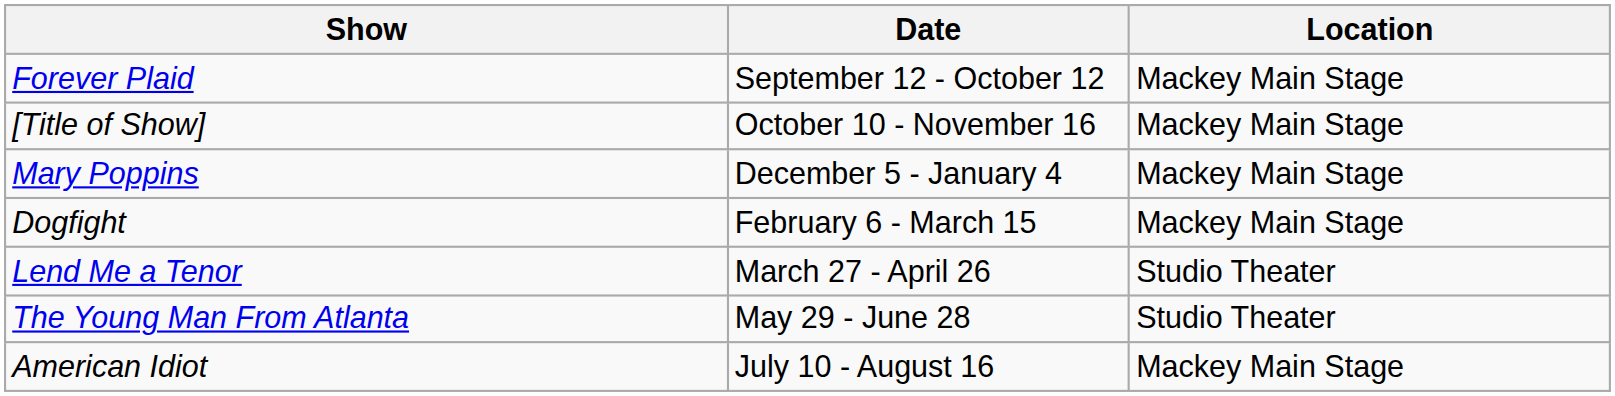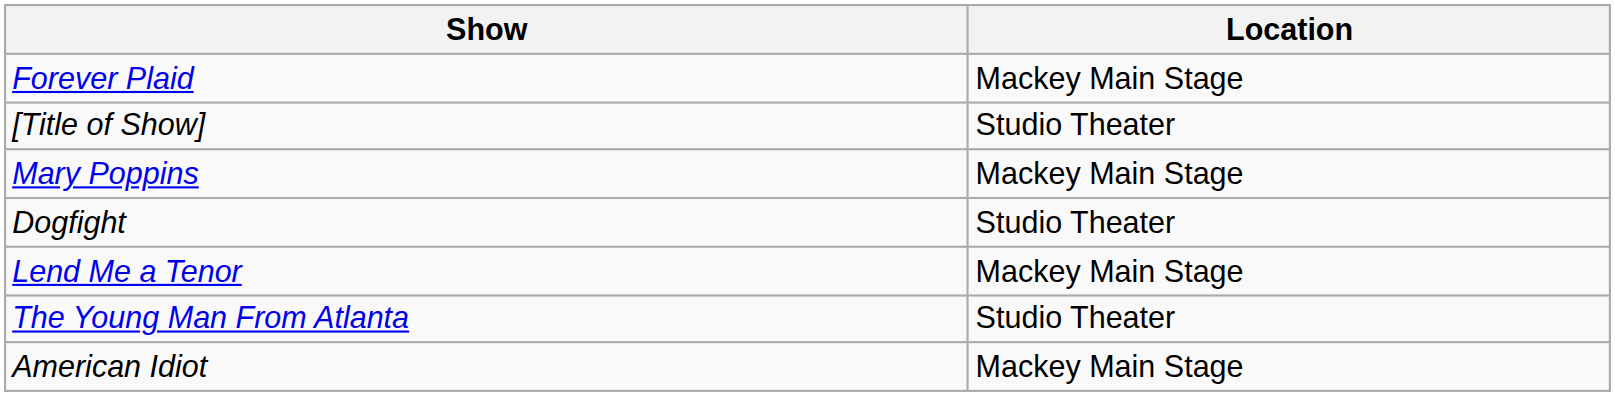- column: (928, 30)
(1270, 126) Mackey Main Stage -> (1075, 126) Studio Theater
(1270, 222) Mackey Main Stage -> (1075, 222) Studio Theater
(1236, 271) Studio Theater -> (1110, 271) Mackey Main Stage
